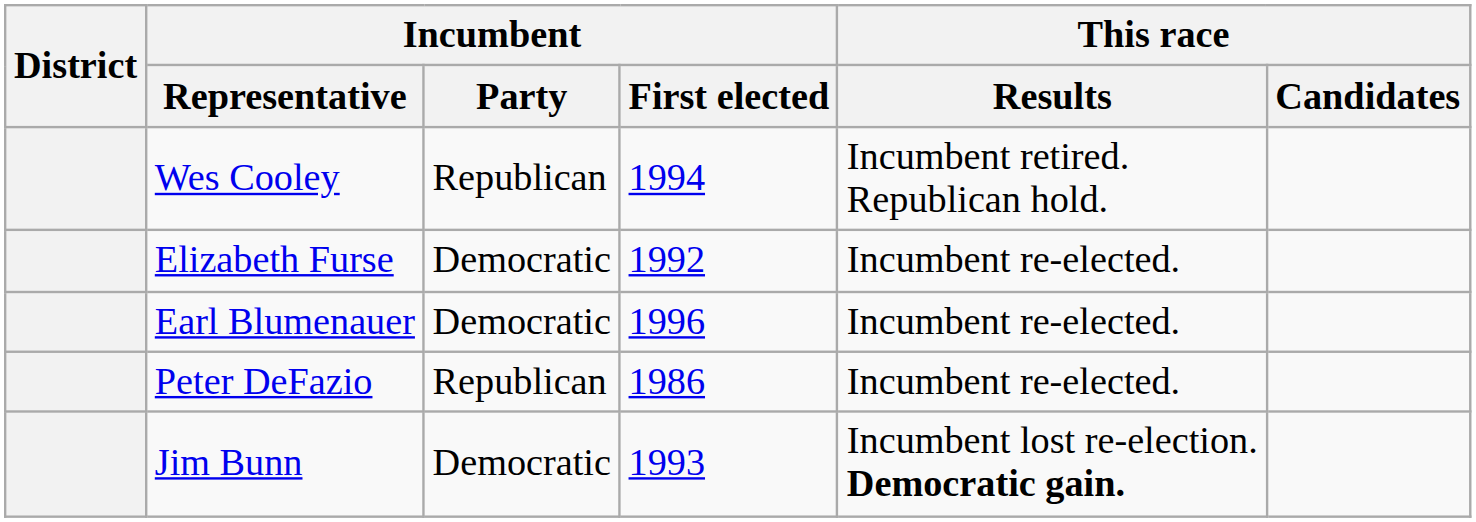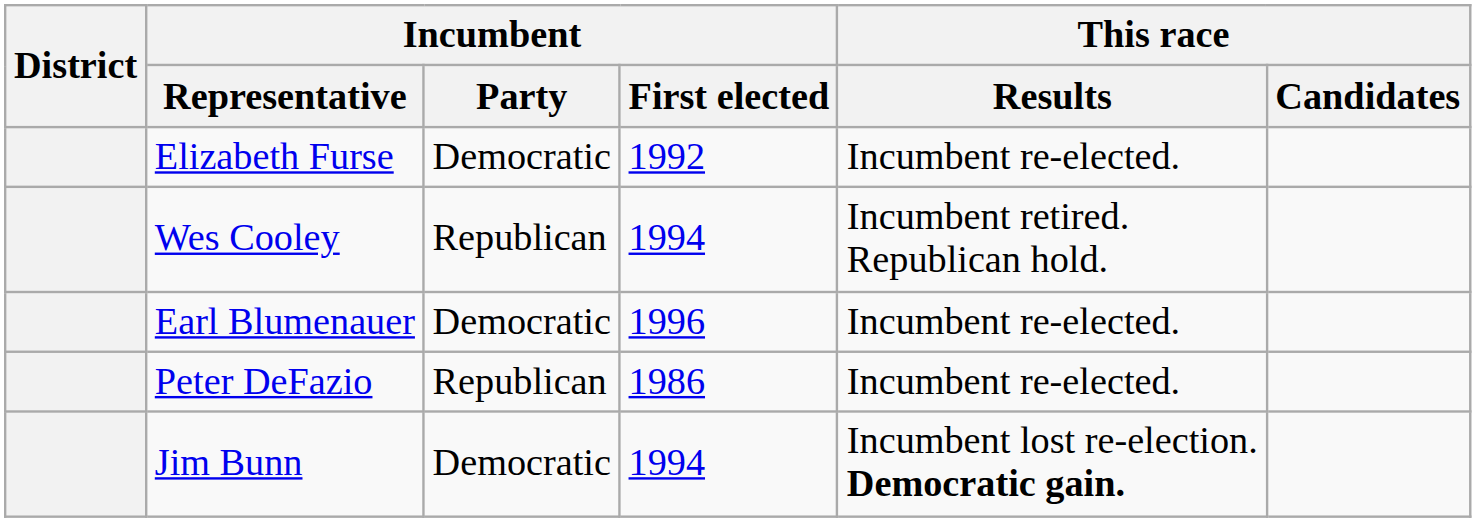rows swapped: (274, 259) <-> (247, 177)
(667, 463) 1993 -> (667, 463) 1994
